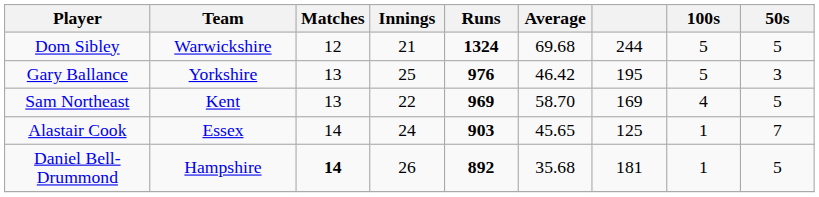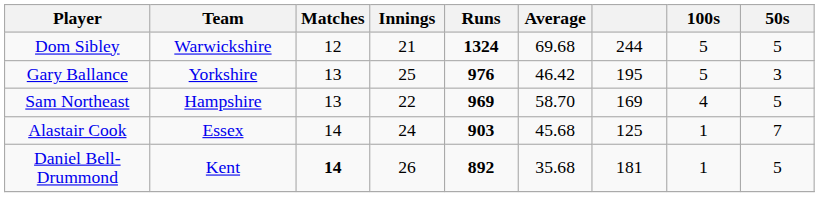(223, 102) Kent -> (223, 102) Hampshire
(555, 130) 45.65 -> (555, 130) 45.68
(223, 167) Hampshire -> (223, 167) Kent
